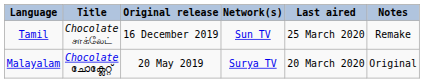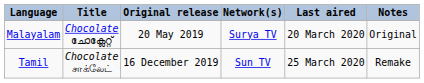rows swapped: (34, 64) <-> (34, 35)
